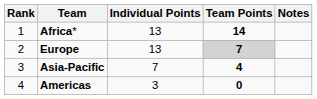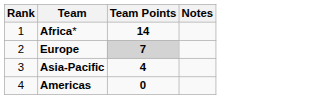- column: (155, 13)
